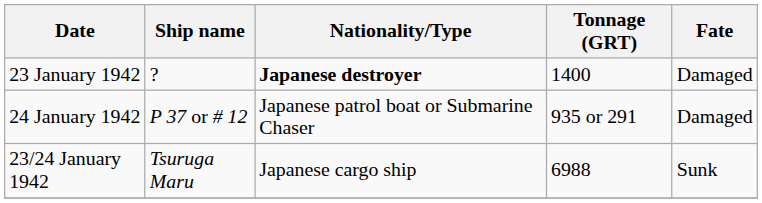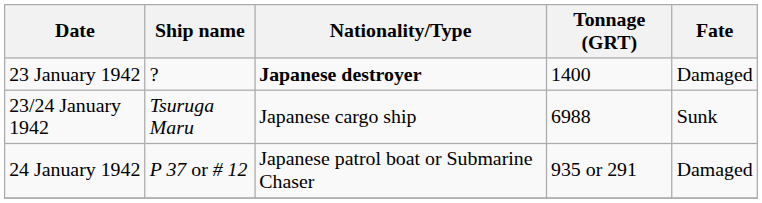rows swapped: (65, 170) <-> (75, 116)
